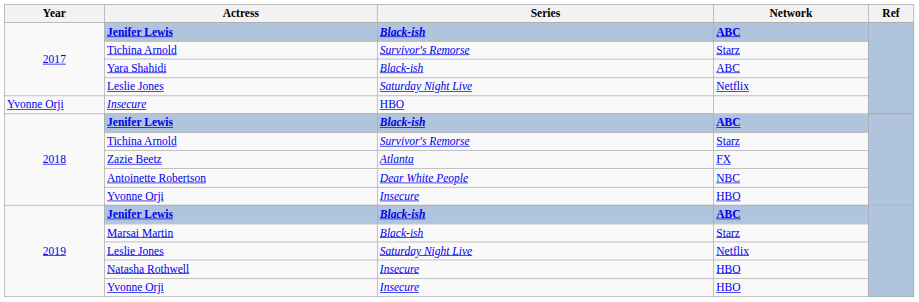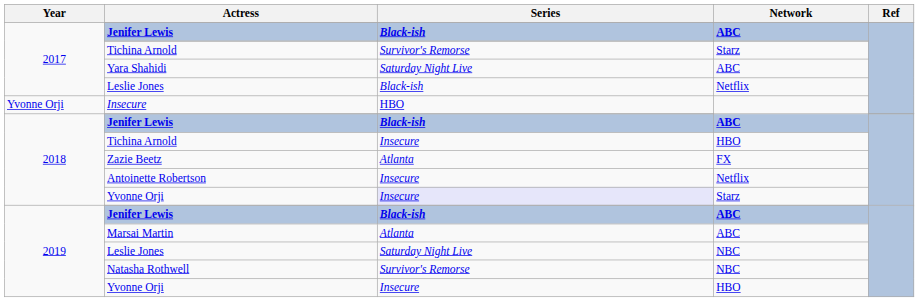(402, 68) Black-ish -> (426, 68) Saturday Night Live
(426, 86) Saturday Night Live -> (402, 86) Black-ish
(425, 141) Survivor's Remorse -> (399, 141) Insecure
(728, 141) Starz -> (728, 141) HBO
(424, 178) Dear White People -> (399, 178) Insecure
(728, 178) NBC -> (733, 178) Netflix
(399, 196) no background -> (399, 196) lavender background
(728, 196) HBO -> (728, 196) Starz
(402, 232) Black-ish -> (397, 232) Atlanta
(728, 232) Starz -> (728, 232) ABC
(733, 251) Netflix -> (728, 251) NBC
(399, 269) Insecure -> (425, 269) Survivor's Remorse
(728, 269) HBO -> (728, 269) NBC
